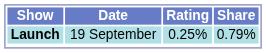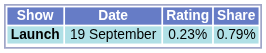(188, 35) 0.25% -> (188, 35) 0.23%
